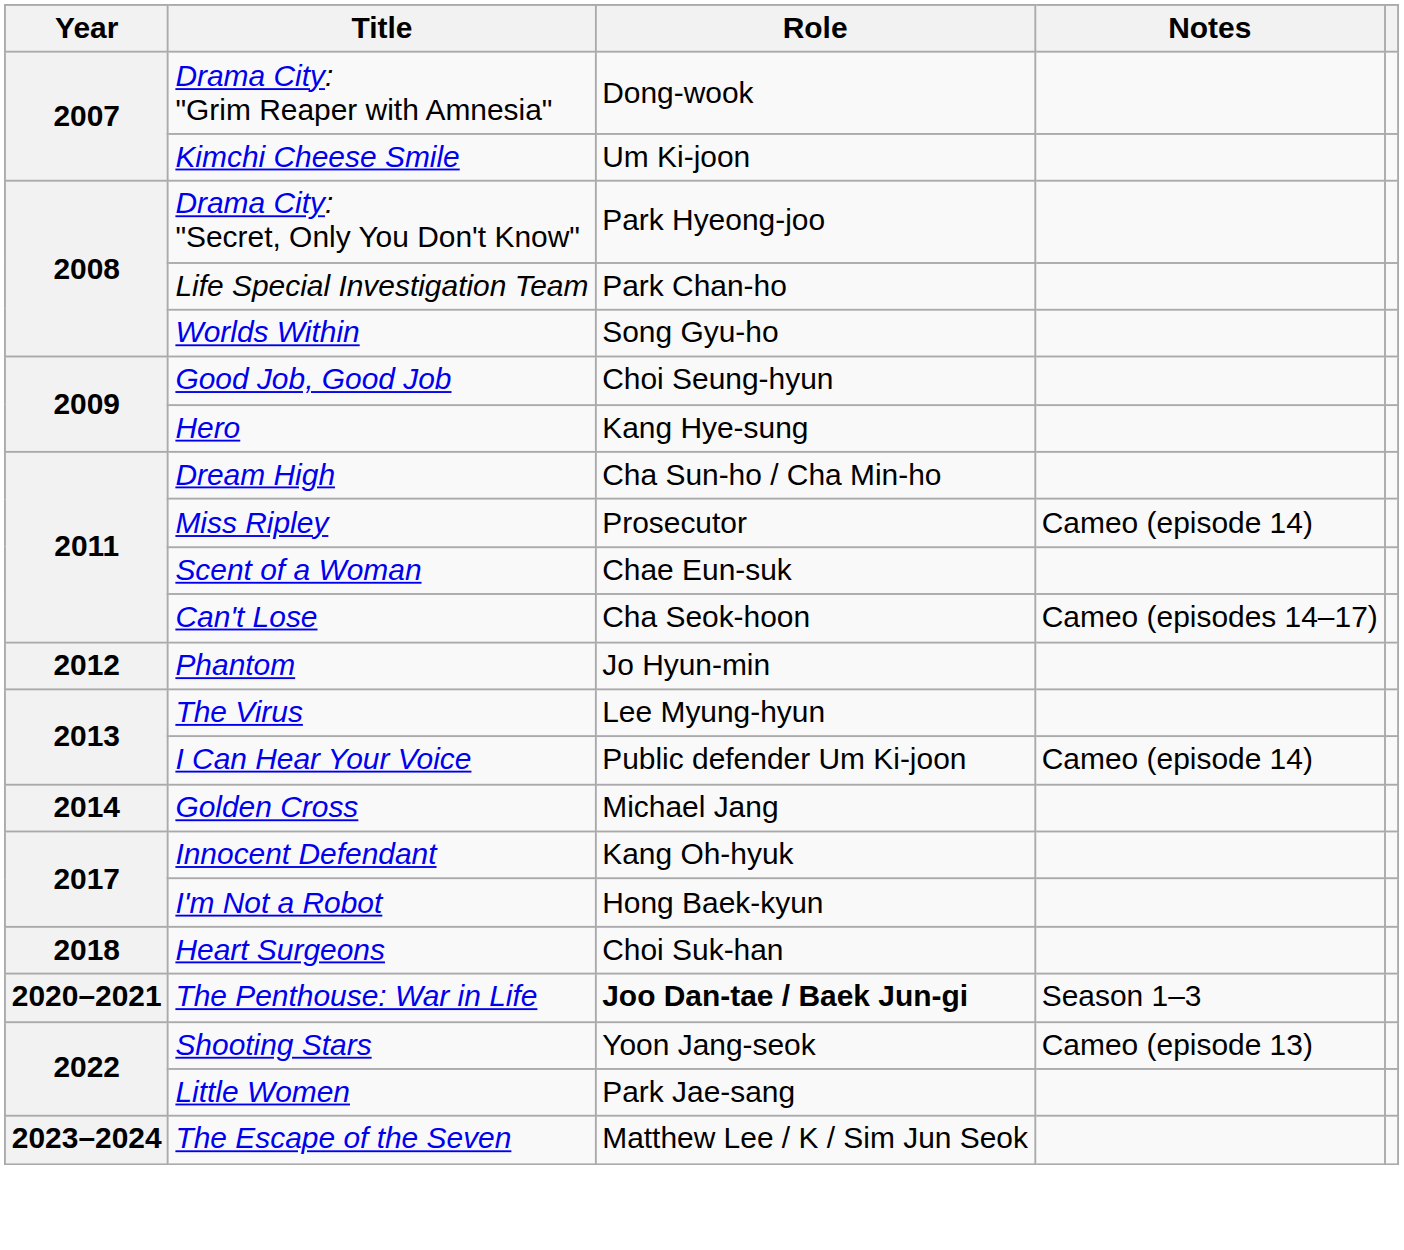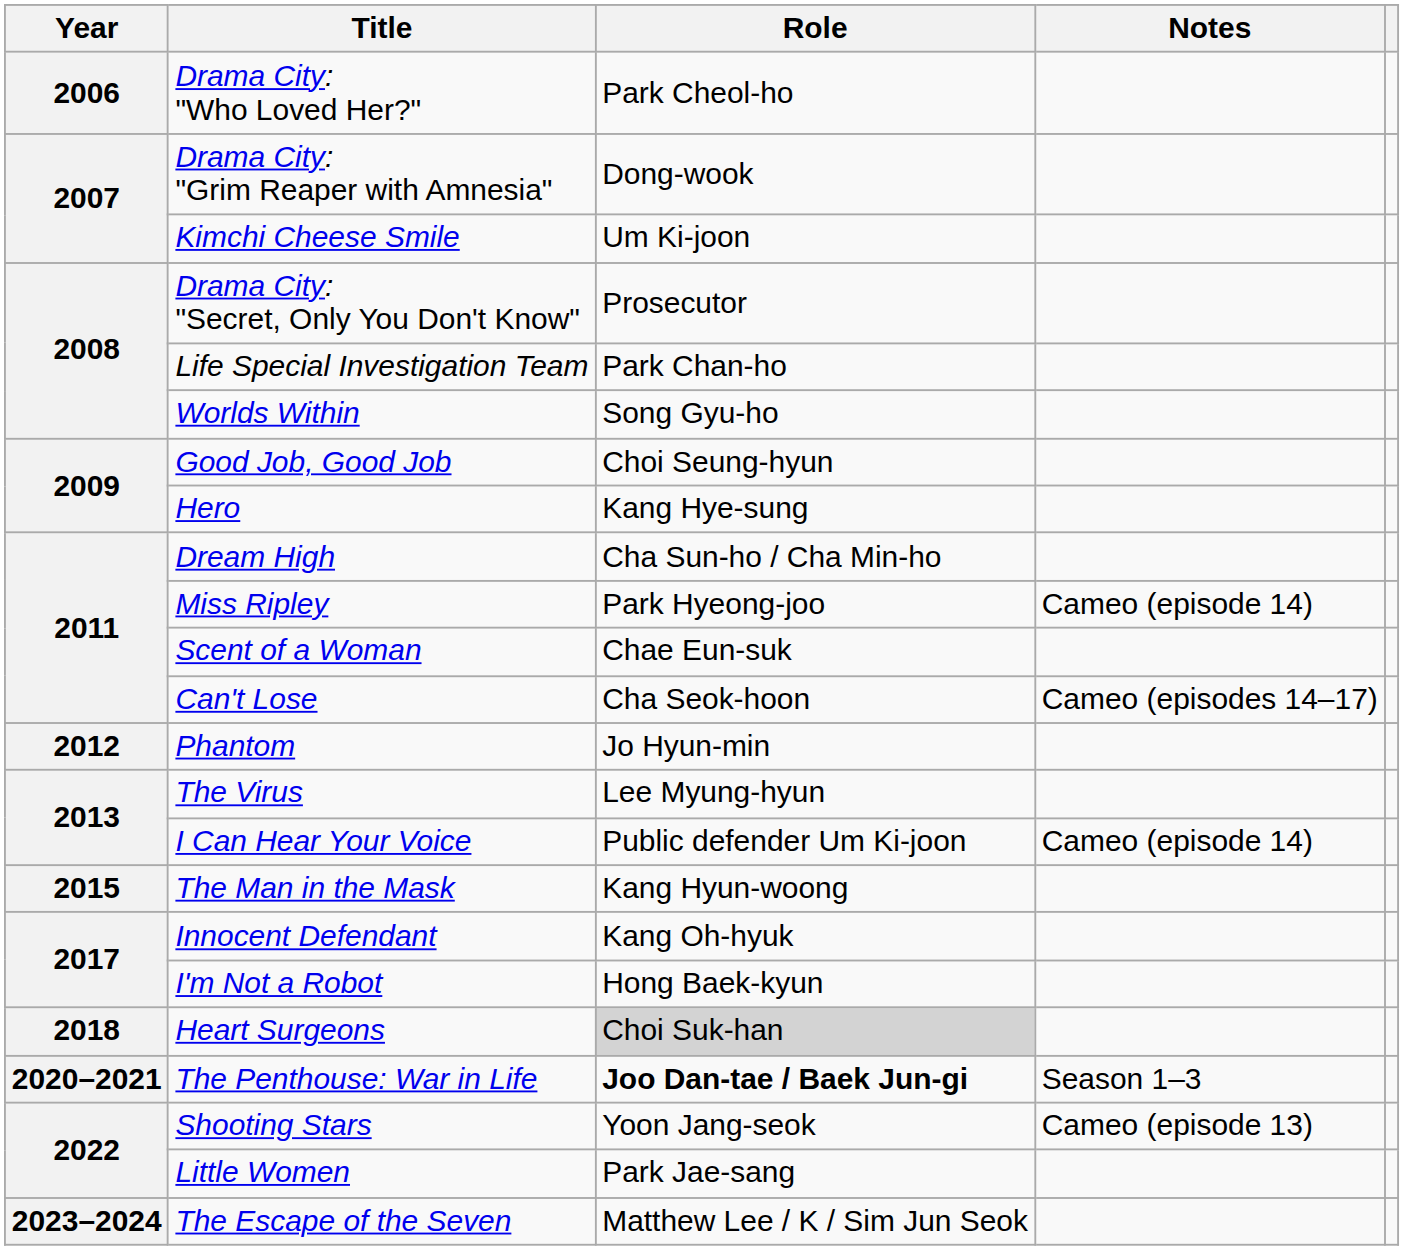+ row: (298, 92)
(714, 221) Park Hyeong-joo -> (675, 302) Prosecutor
(675, 522) Prosecutor -> (714, 603) Park Hyeong-joo
- row: (267, 807)
+ row: (315, 888)
(693, 949) no background -> (693, 1030) lightgrey background
